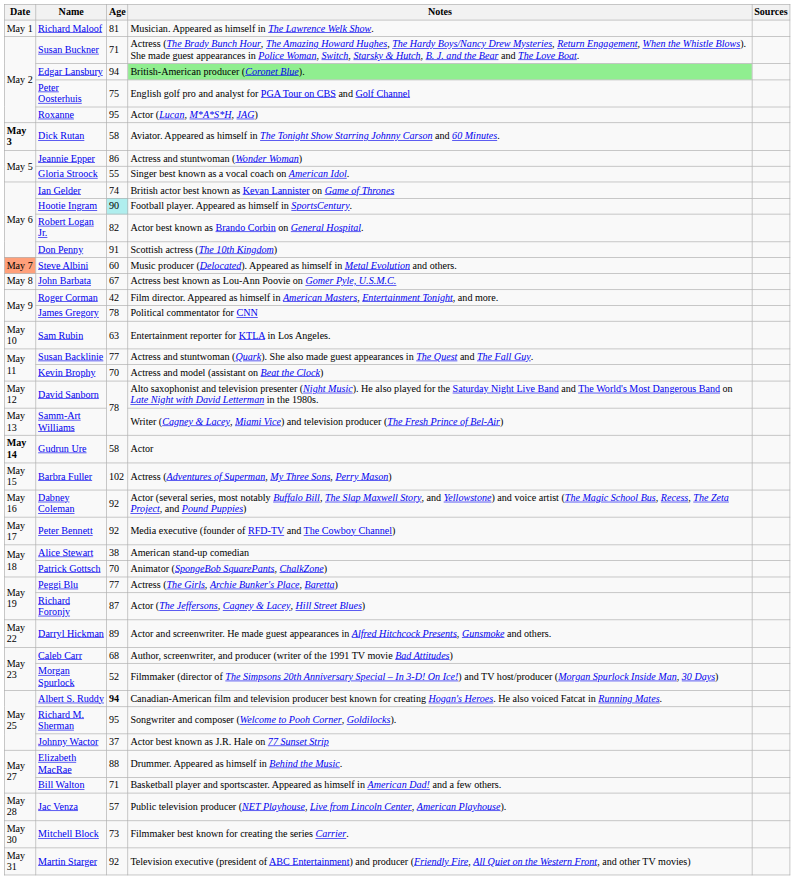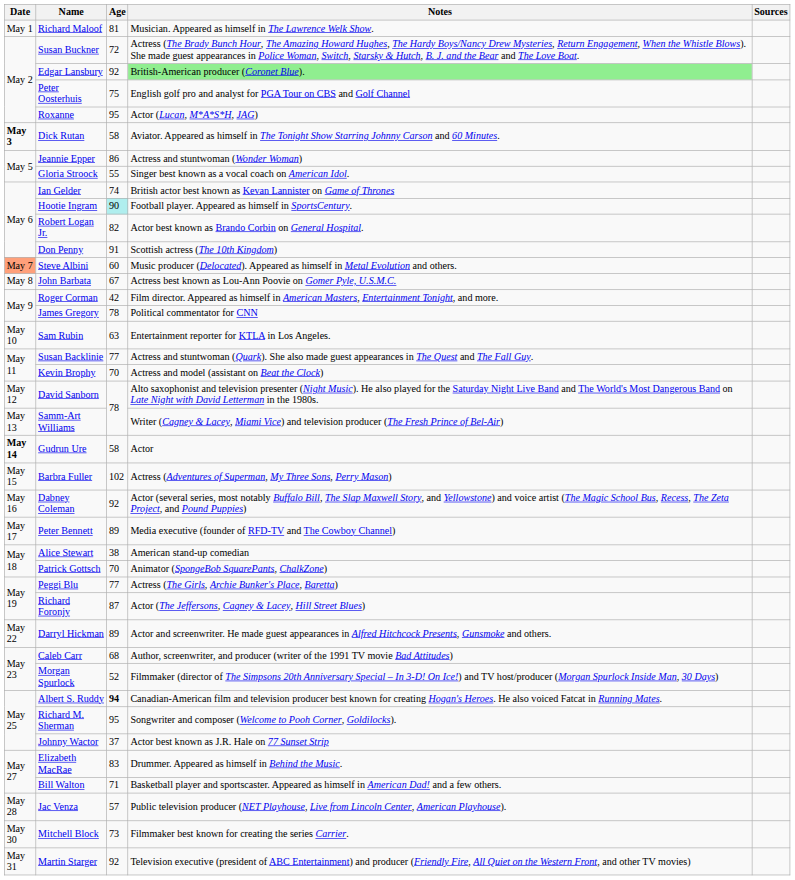(114, 50) 71 -> (114, 50) 72
(114, 71) 94 -> (114, 71) 92
(114, 531) 92 -> (114, 531) 89
(114, 763) 88 -> (114, 763) 83
